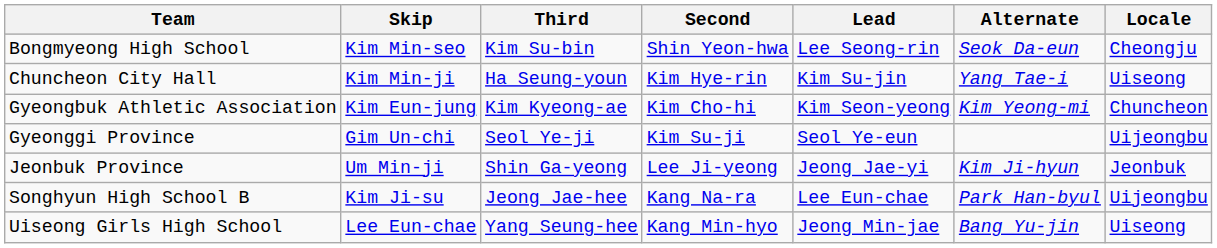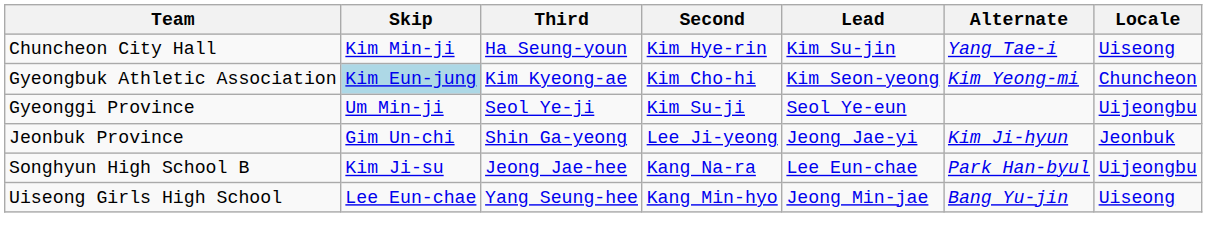- row: (129, 49)
(411, 109) no background -> (411, 79) lightblue background
(400, 138) Gim Un-chi -> (395, 109) Um Min-ji
(395, 168) Um Min-ji -> (400, 138) Gim Un-chi
